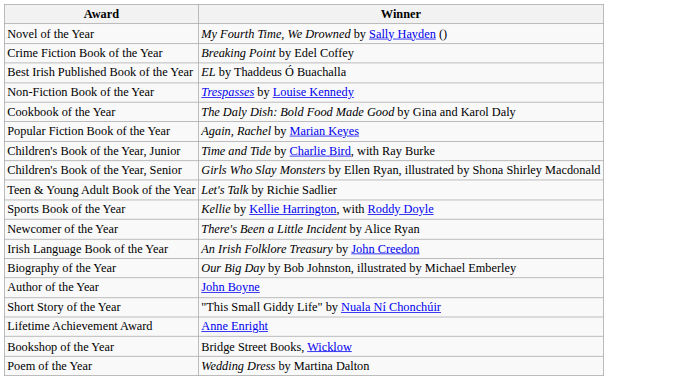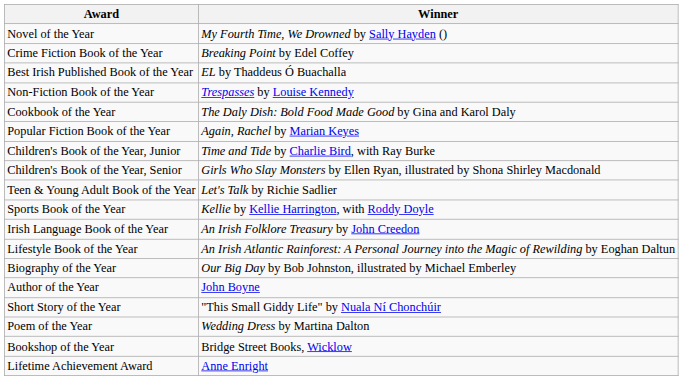- row: (63, 229)
+ row: (72, 248)
rows swapped: (50, 365) <-> (80, 326)
